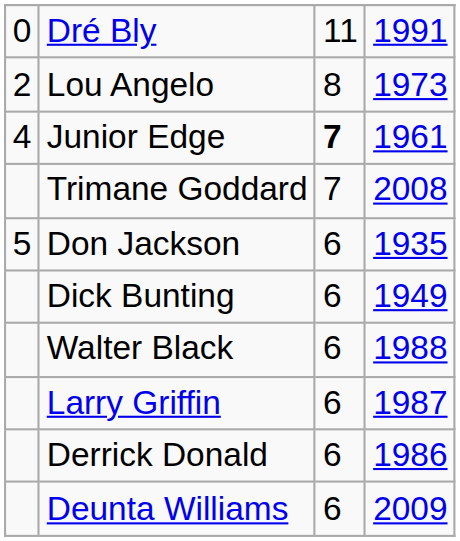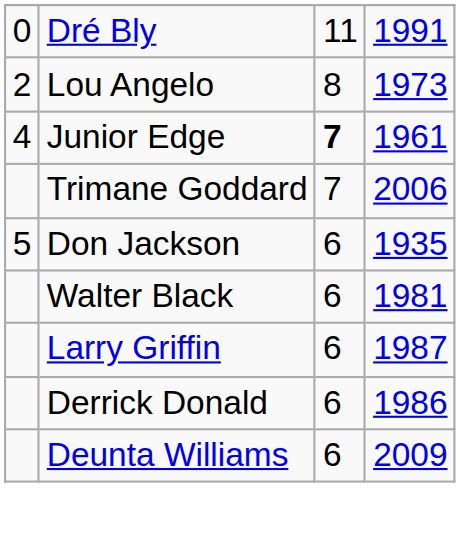(410, 190) 2008 -> (410, 190) 2006
- row: (141, 296)
(410, 349) 1988 -> (410, 296) 1981
